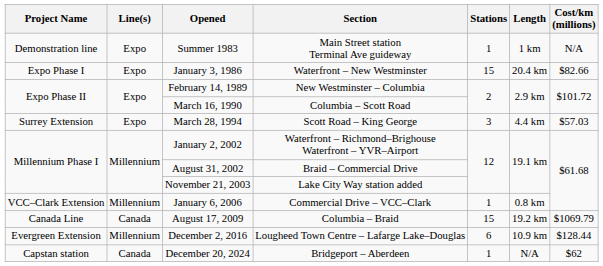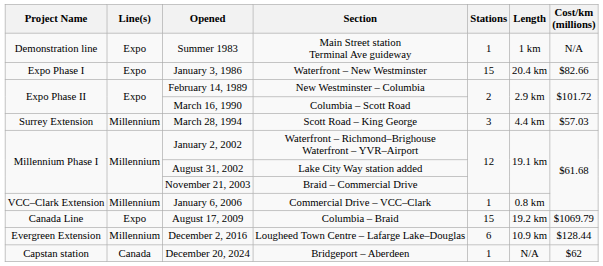(135, 122) Expo -> (135, 122) Millennium
(360, 168) Braid – Commercial Drive -> (360, 168) Lake City Way station added
(360, 185) Lake City Way station added -> (360, 185) Braid – Commercial Drive
(135, 219) Canada -> (135, 219) Expo
